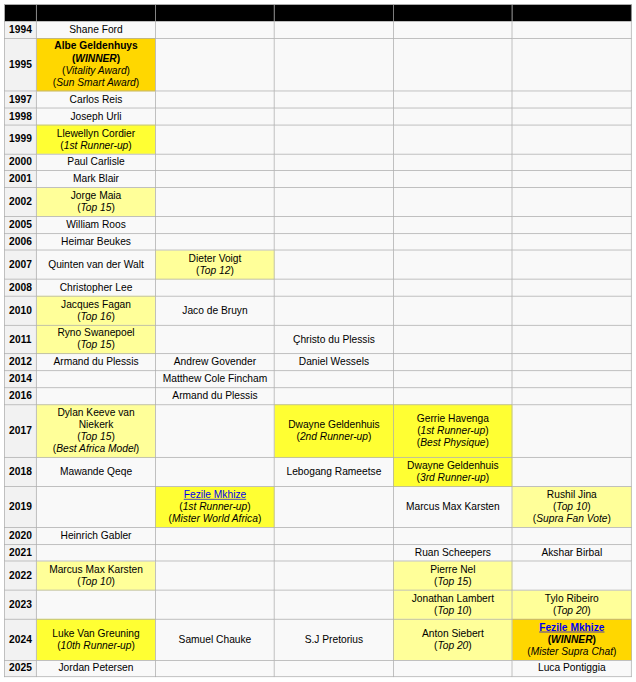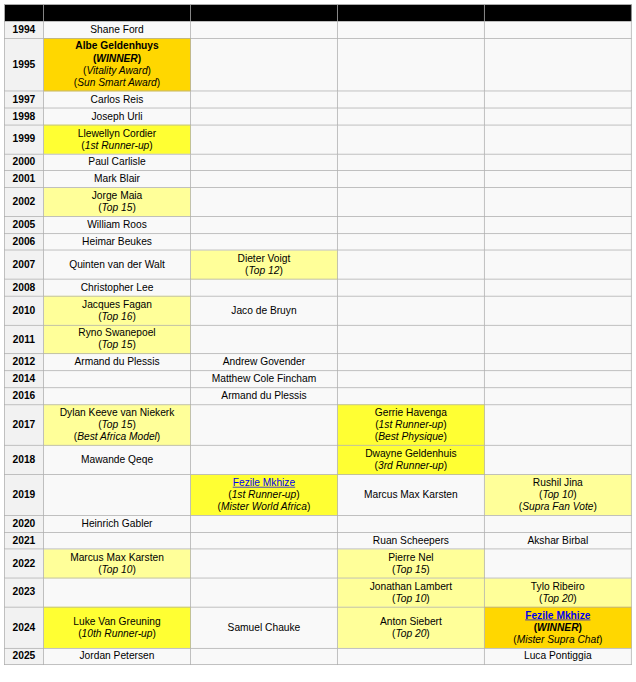- column: (334, 13)
